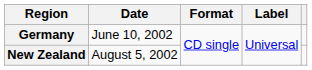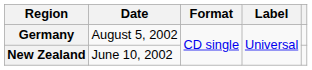(132, 34) June 10, 2002 -> (135, 34) August 5, 2002
(135, 55) August 5, 2002 -> (132, 55) June 10, 2002
